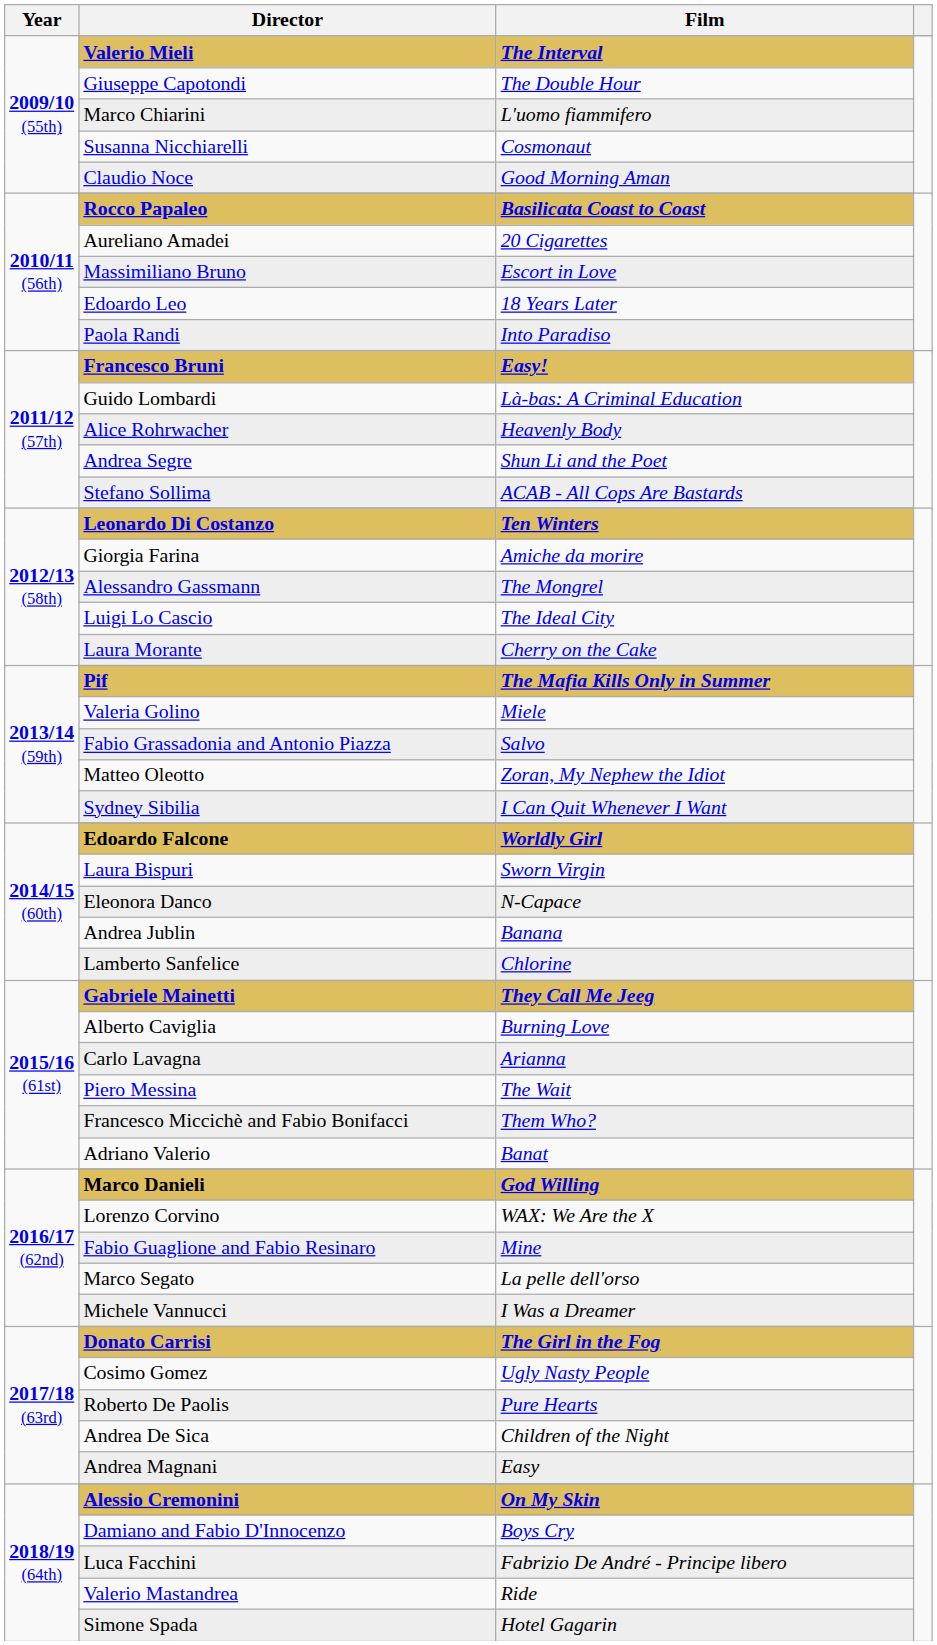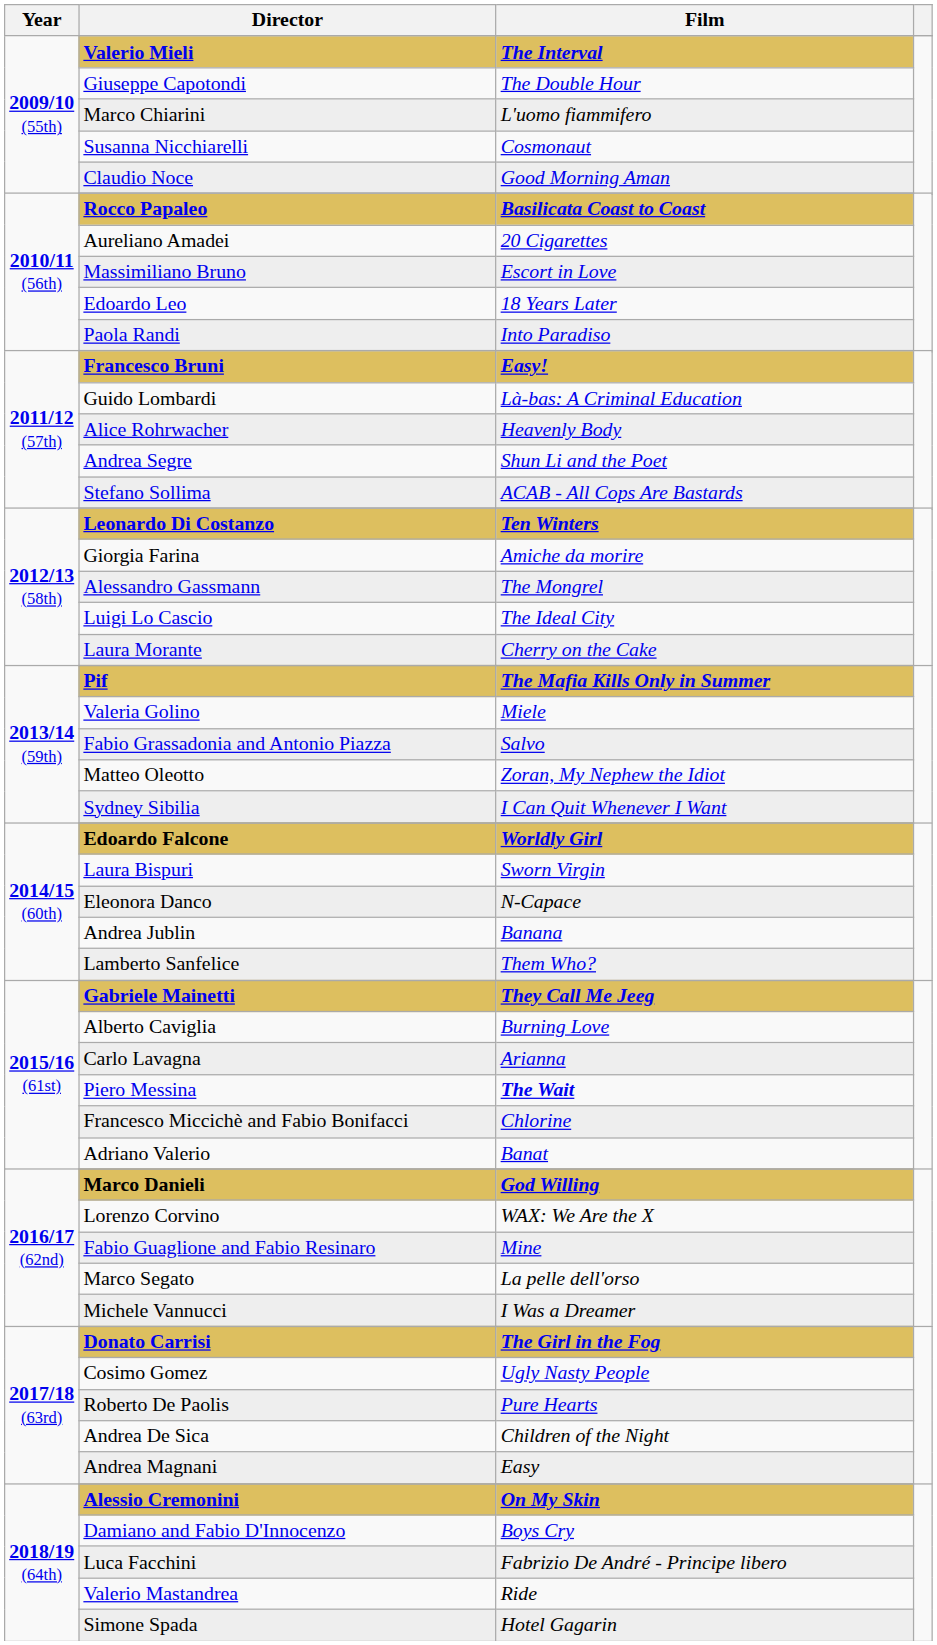(536, 964) Chlorine -> (548, 964) Them Who?
(536, 1090) normal -> (538, 1090) bold
(548, 1121) Them Who? -> (536, 1121) Chlorine
